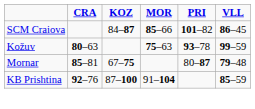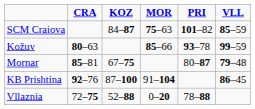(159, 29) 85–66 -> (159, 29) 75–63
(233, 29) 86–45 -> (233, 29) 85–59
(159, 46) 75–63 -> (159, 46) 85–66
(233, 79) 85–59 -> (233, 79) 86–45
+ row: (25, 96)
